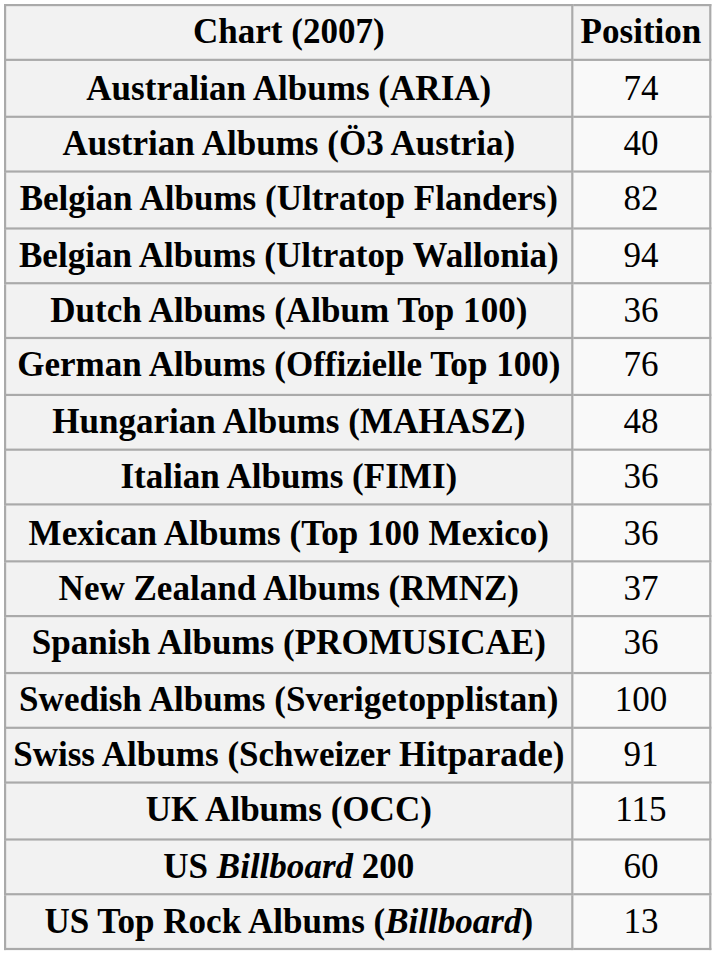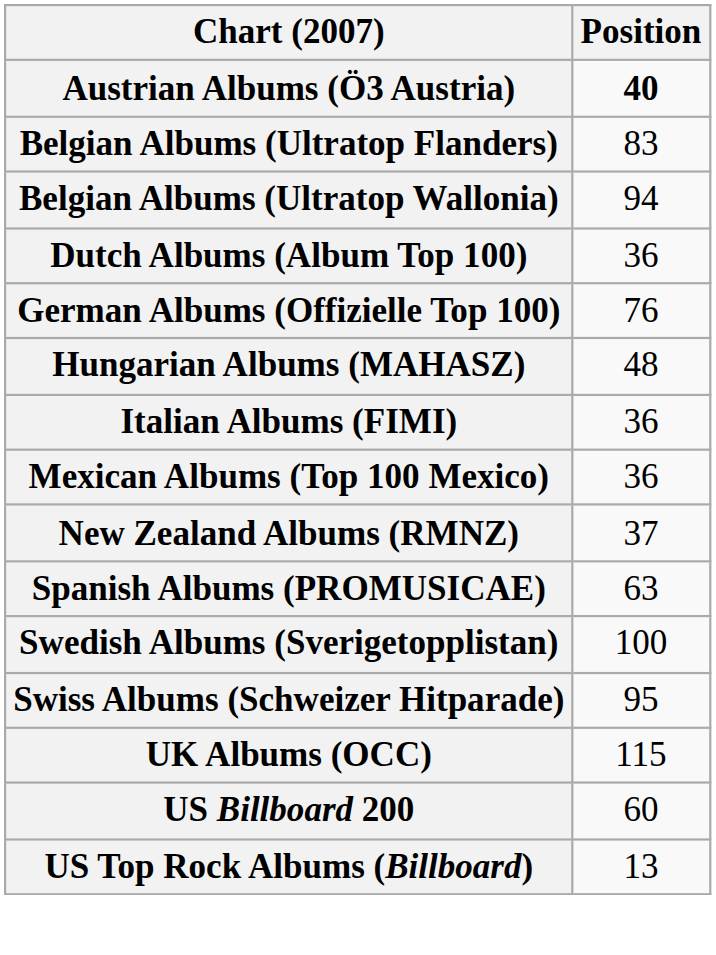- row: (289, 87)
(641, 143) normal -> (641, 87) bold
(641, 198) 82 -> (641, 143) 83
(641, 643) 36 -> (641, 587) 63
(641, 754) 91 -> (641, 699) 95
